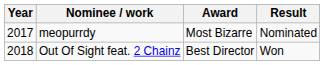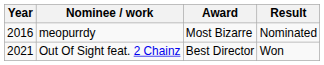(20, 32) 2017 -> (20, 32) 2016
(20, 51) 2018 -> (20, 51) 2021
